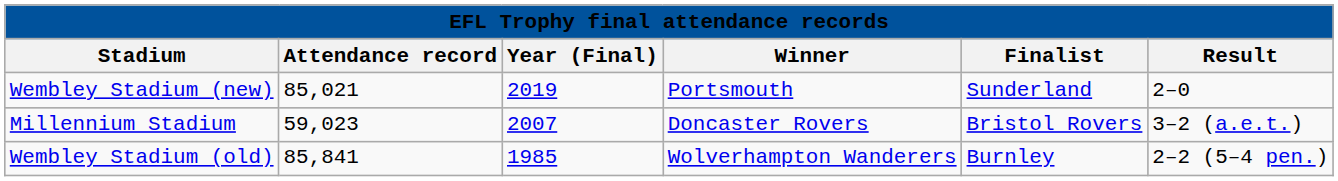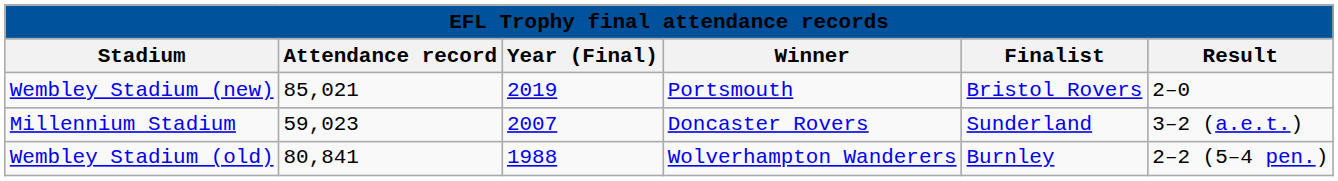(1029, 90) Sunderland -> (1054, 90) Bristol Rovers
(1054, 124) Bristol Rovers -> (1029, 124) Sunderland
(321, 158) 85,841 -> (321, 158) 80,841
(532, 158) 1985 -> (532, 158) 1988
